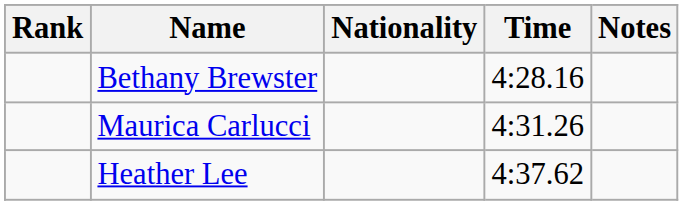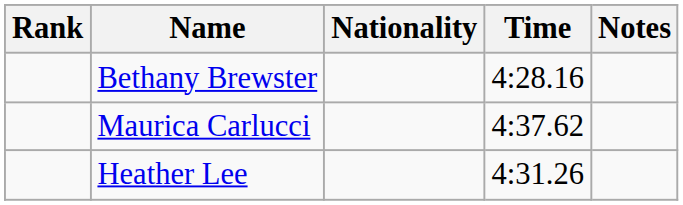(538, 125) 4:31.26 -> (538, 125) 4:37.62
(538, 174) 4:37.62 -> (538, 174) 4:31.26
